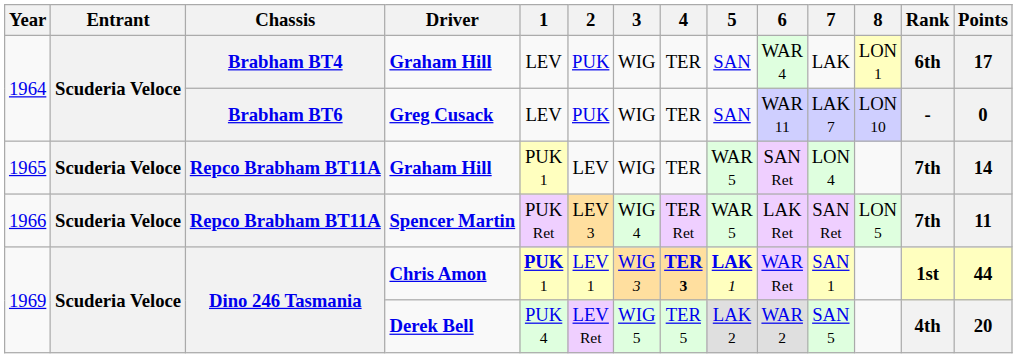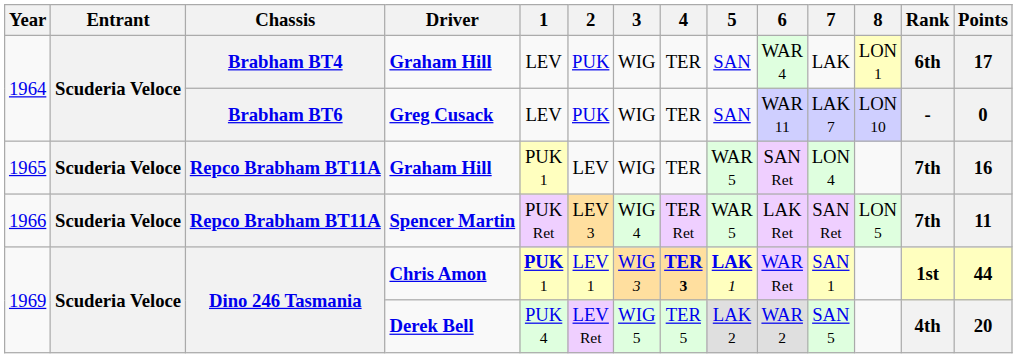(983, 167) 14 -> (983, 167) 16
